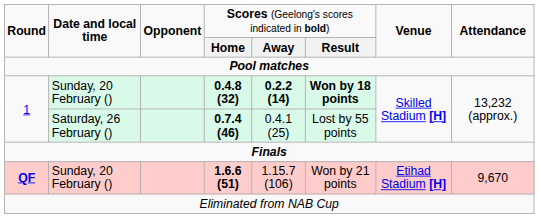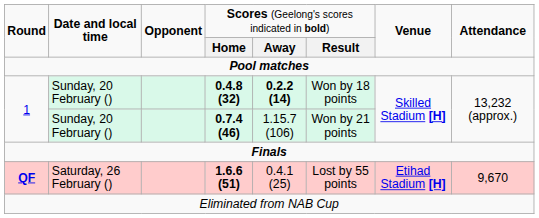(340, 93) bold -> (341, 93) normal
(86, 126) Saturday, 26 February () -> (82, 126) Sunday, 20 February ()
(278, 126) 0.4.1 (25) -> (280, 126) 1.15.7 (106)
(340, 126) Lost by 55 points -> (341, 126) Won by 21 points
(82, 178) Sunday, 20 February () -> (86, 178) Saturday, 26 February ()
(278, 178) 1.15.7 (106) -> (280, 178) 0.4.1 (25)
(340, 178) Won by 21 points -> (341, 178) Lost by 55 points
